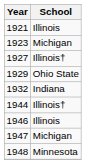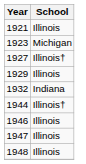(56, 74) Ohio State -> (46, 74) Illinois
(52, 136) Michigan -> (46, 136) Illinois
(55, 151) Minnesota -> (46, 151) Illinois
